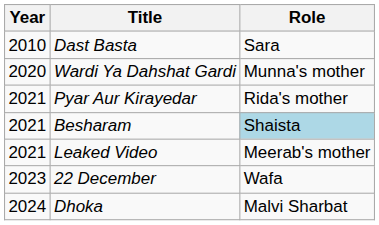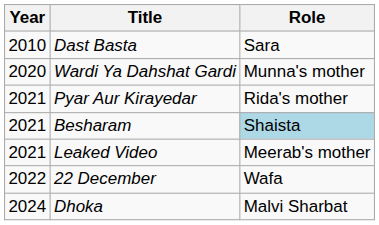(27, 179) 2023 -> (27, 179) 2022
